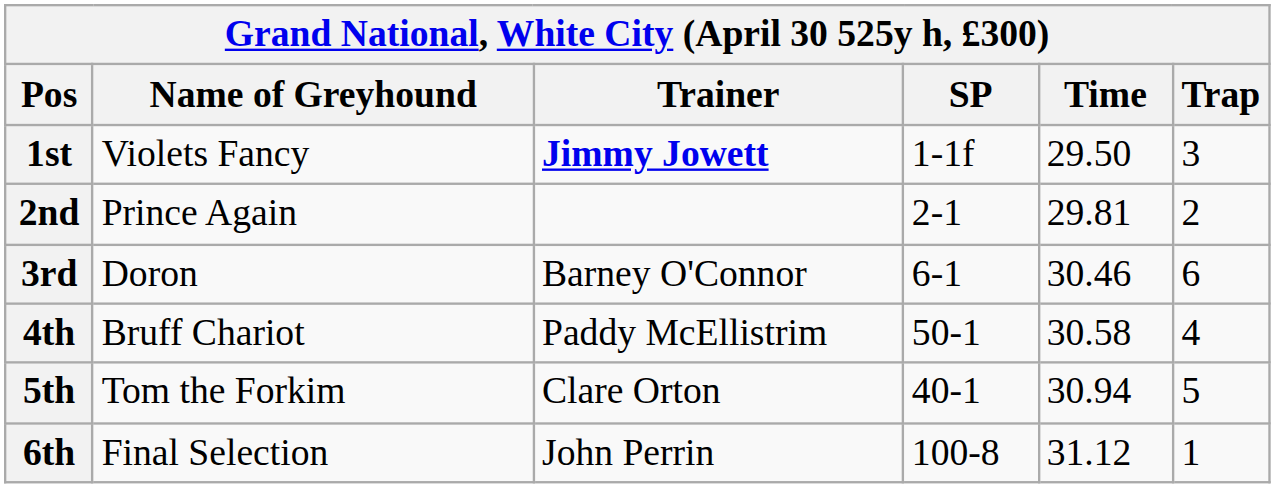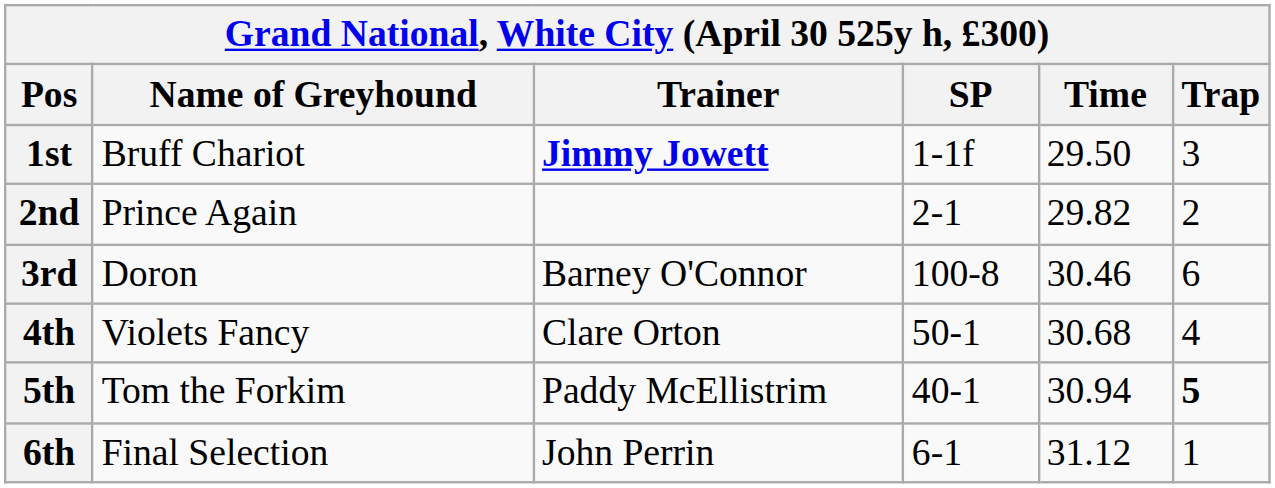(205, 153) Violets Fancy -> (203, 153) Bruff Chariot
(1089, 213) 29.81 -> (1089, 213) 29.82
(937, 272) 6-1 -> (956, 272) 100-8
(203, 332) Bruff Chariot -> (205, 332) Violets Fancy
(685, 332) Paddy McEllistrim -> (631, 332) Clare Orton
(1089, 332) 30.58 -> (1089, 332) 30.68
(631, 392) Clare Orton -> (685, 392) Paddy McEllistrim
(1191, 392) normal -> (1191, 392) bold
(956, 451) 100-8 -> (937, 451) 6-1
